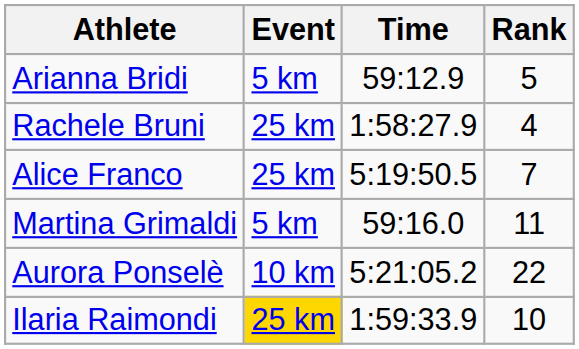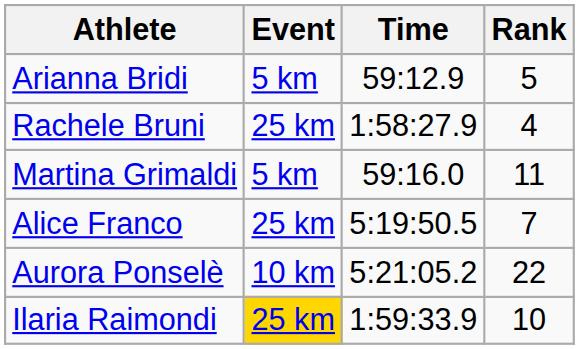rows swapped: (97, 175) <-> (125, 224)
